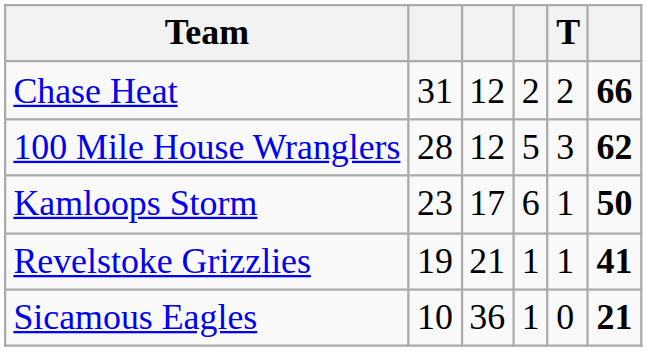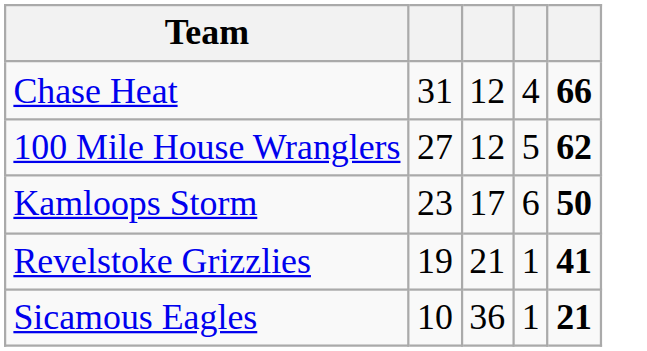- column: (568, 32)
(531, 89) 2 -> (531, 89) 4
(435, 146) 28 -> (435, 146) 27
